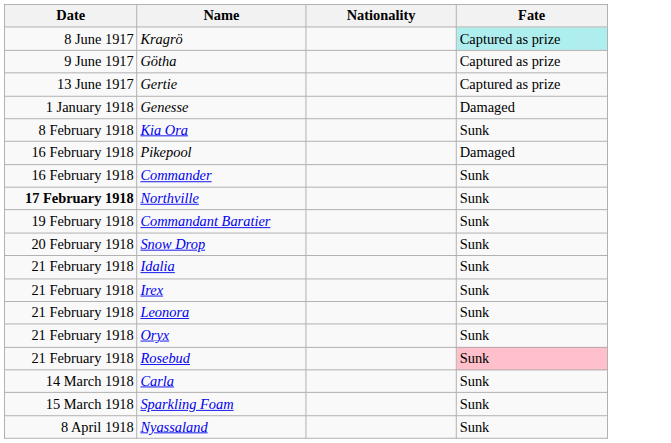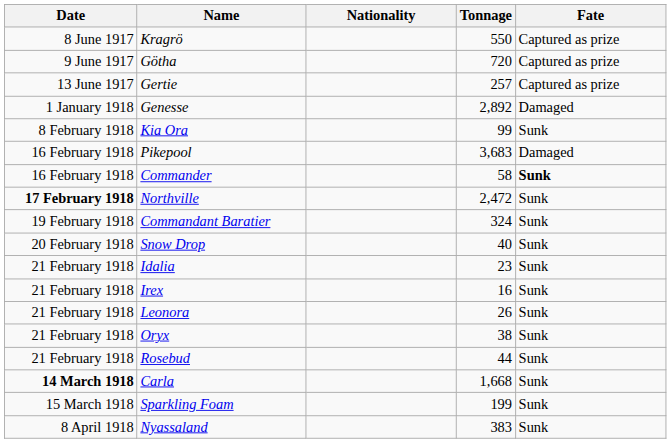+ column: (486, 15)
(510, 38) paleturquoise background -> (569, 38) no background
(474, 175) normal -> (535, 175) bold
(474, 358) pink background -> (533, 358) no background
(90, 381) normal -> (88, 381) bold
